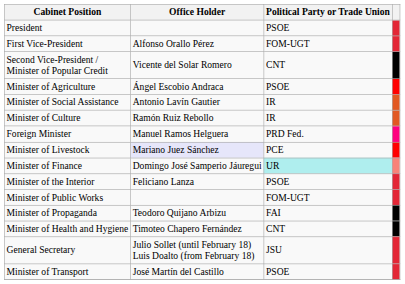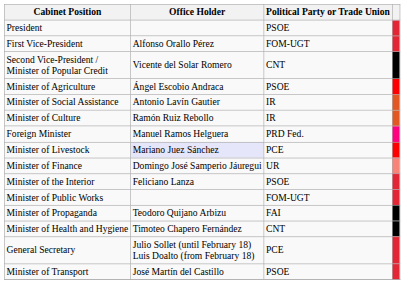(273, 166) paleturquoise background -> (273, 166) no background
(274, 250) JSU -> (275, 250) PCE
